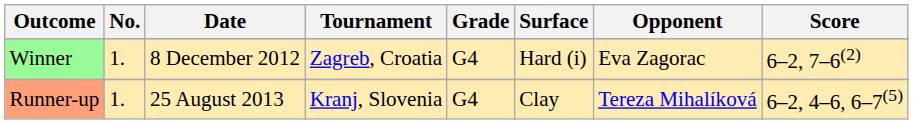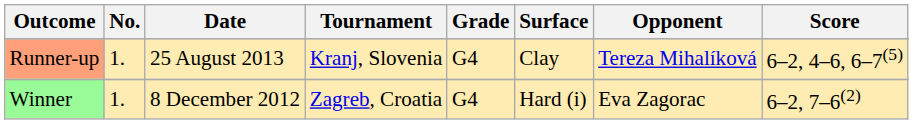rows swapped: (41, 58) <-> (54, 98)
